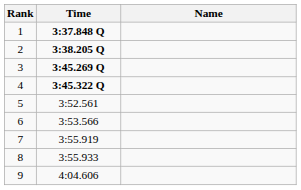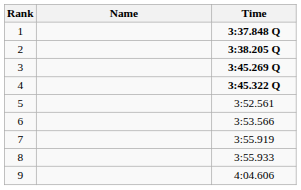columns swapped: (209, 13) <-> (78, 13)
